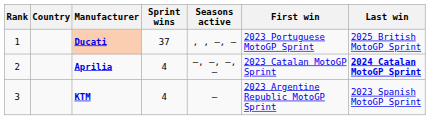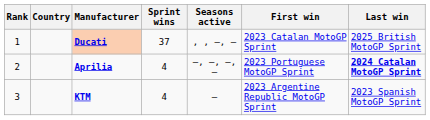(284, 42) 2023 Portuguese MotoGP Sprint -> (295, 42) 2023 Catalan MotoGP Sprint
(295, 67) 2023 Catalan MotoGP Sprint -> (284, 67) 2023 Portuguese MotoGP Sprint
